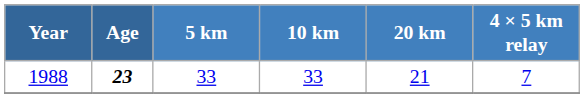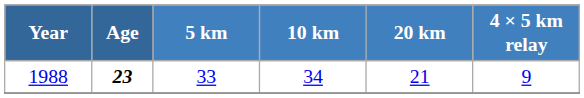(313, 76) 33 -> (313, 76) 34
(526, 76) 7 -> (526, 76) 9
